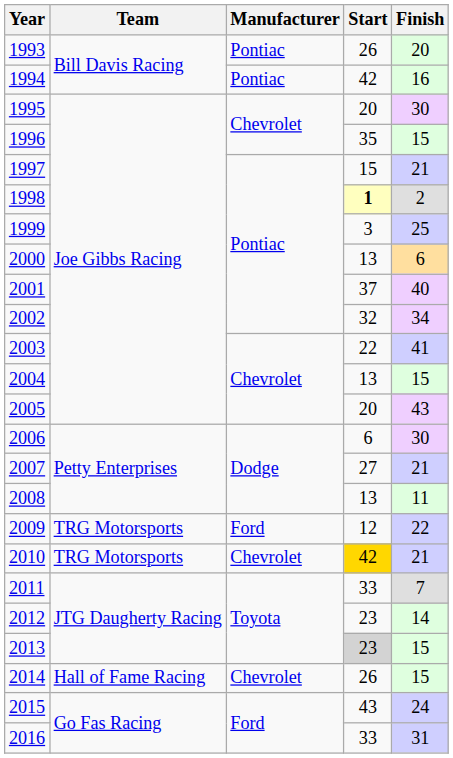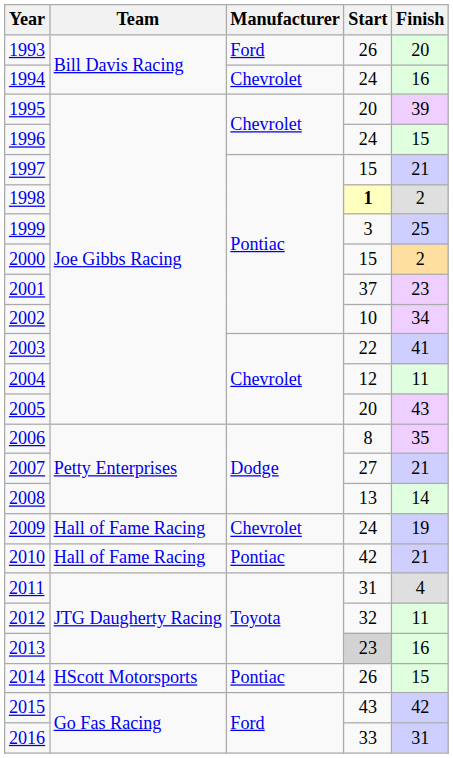(258, 49) Pontiac -> (247, 49) Ford
(258, 79) Pontiac -> (266, 79) Chevrolet
(368, 79) 42 -> (368, 79) 24
(420, 109) 30 -> (420, 109) 39
(368, 139) 35 -> (368, 139) 24
(368, 259) 13 -> (368, 259) 15
(420, 259) 6 -> (420, 259) 2
(420, 289) 40 -> (420, 289) 23
(368, 319) 32 -> (368, 319) 10
(368, 378) 13 -> (368, 378) 12
(420, 378) 15 -> (420, 378) 11
(368, 438) 6 -> (368, 438) 8
(420, 438) 30 -> (420, 438) 35
(420, 498) 11 -> (420, 498) 14
(118, 528) TRG Motorsports -> (129, 528) Hall of Fame Racing
(247, 528) Ford -> (266, 528) Chevrolet
(368, 528) 12 -> (368, 528) 24
(420, 528) 22 -> (420, 528) 19
(118, 558) TRG Motorsports -> (129, 558) Hall of Fame Racing
(266, 558) Chevrolet -> (258, 558) Pontiac
(368, 558) gold background -> (368, 558) no background
(368, 588) 33 -> (368, 588) 31
(420, 588) 7 -> (420, 588) 4
(368, 618) 23 -> (368, 618) 32
(420, 618) 14 -> (420, 618) 11
(420, 648) 15 -> (420, 648) 16
(129, 678) Hall of Fame Racing -> (125, 678) HScott Motorsports
(266, 678) Chevrolet -> (258, 678) Pontiac
(420, 708) 24 -> (420, 708) 42
